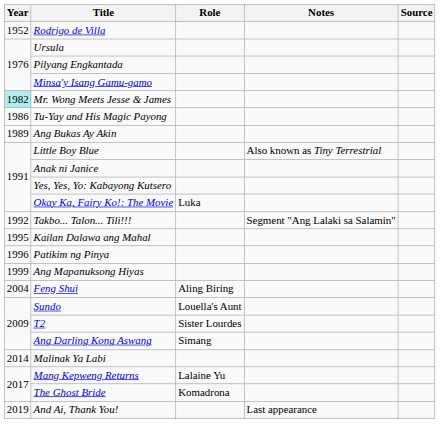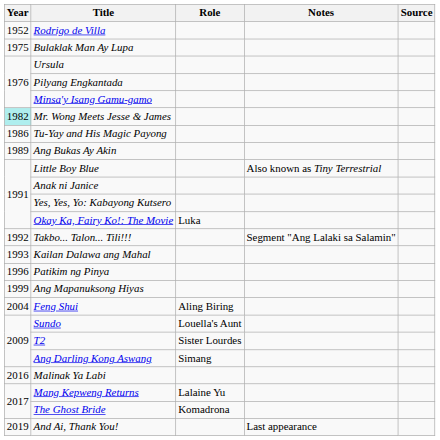+ row: (84, 47)
(18, 237) 1995 -> (18, 254) 1993
(18, 358) 2014 -> (18, 375) 2016
